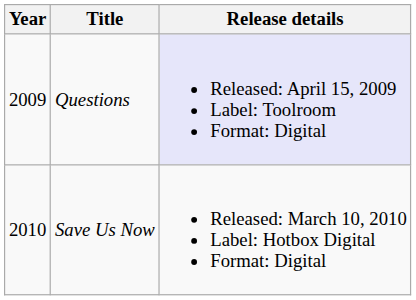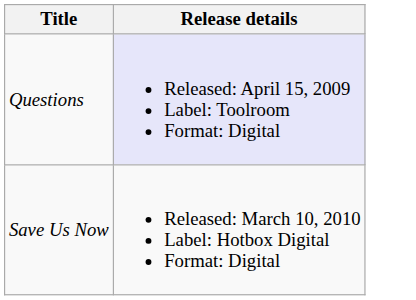- column: (28, 19)
